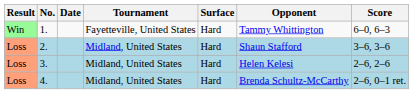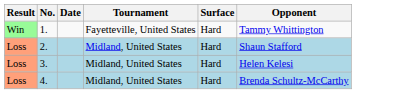- column: (380, 12)
